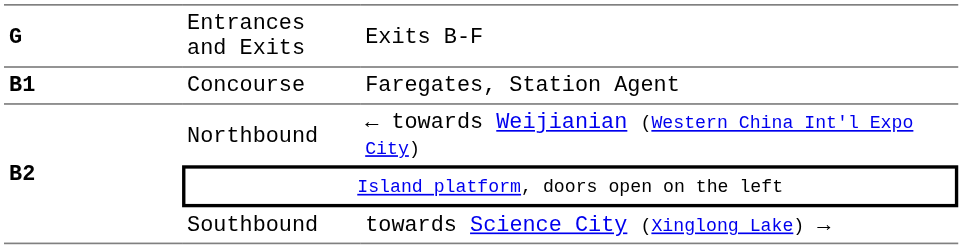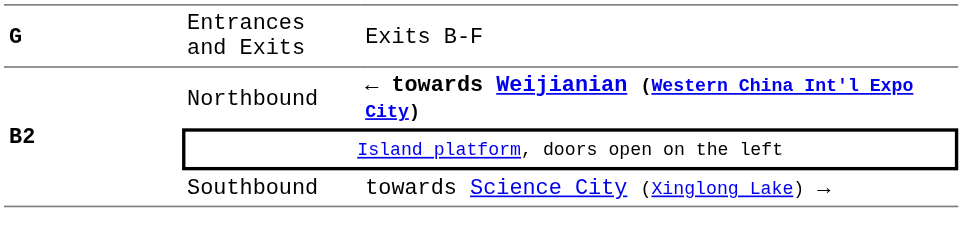- row: (246, 85)
(639, 134) normal -> (639, 98) bold
